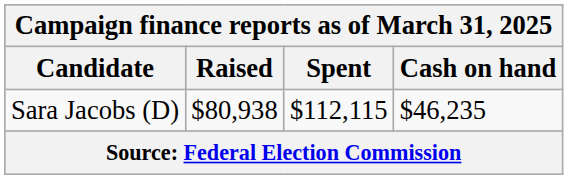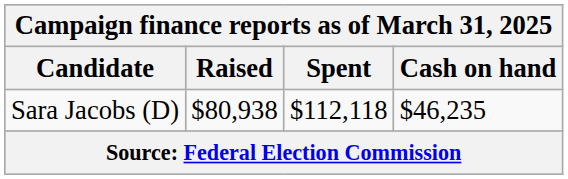(339, 109) $112,115 -> (339, 109) $112,118
